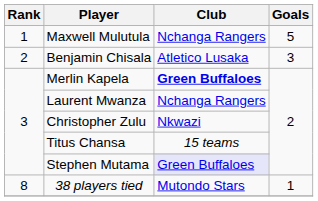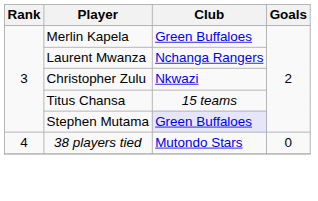- row: (98, 36)
- row: (99, 57)
(209, 79) bold -> (204, 36) normal
(24, 185) 8 -> (24, 143) 4
(291, 185) 1 -> (288, 143) 0
